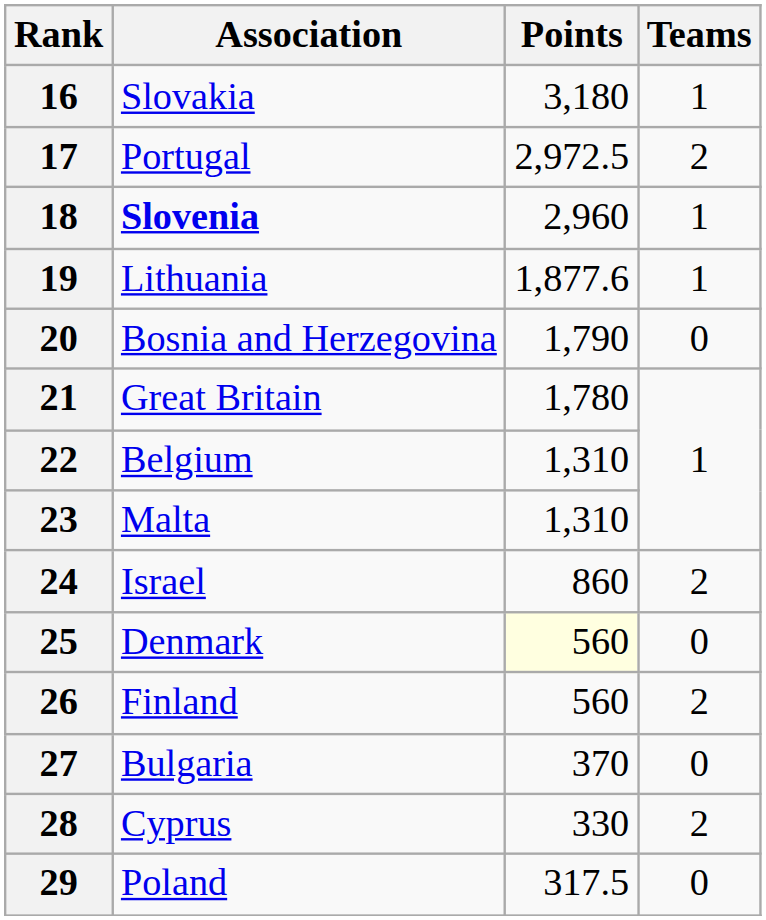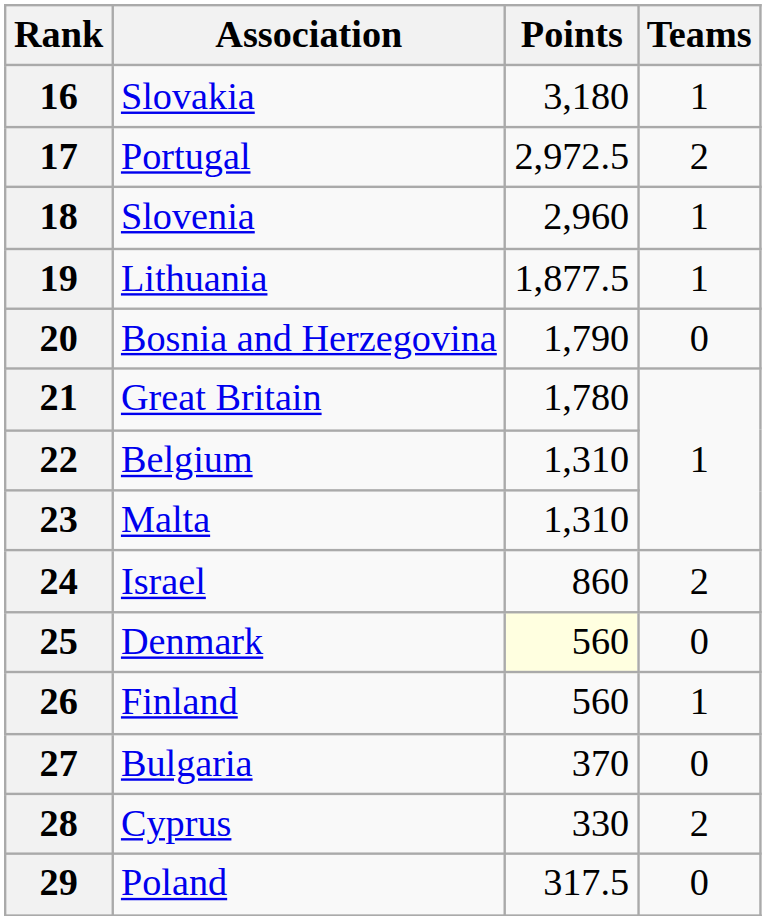(190, 216) bold -> (188, 216) normal
(572, 277) 1,877.6 -> (572, 277) 1,877.5
(699, 701) 2 -> (699, 701) 1
